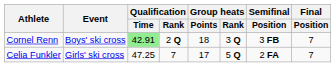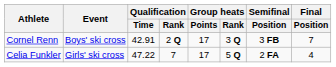(143, 40) lightgreen background -> (143, 40) no background
(204, 40) 18 -> (204, 40) 17
(143, 55) 47.25 -> (143, 55) 47.22
(311, 55) 7 -> (311, 55) 4
